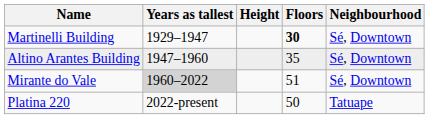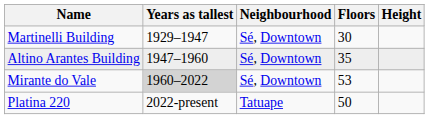columns swapped: (260, 15) <-> (375, 15)
(293, 37) bold -> (345, 37) normal
(293, 80) 51 -> (345, 80) 53
